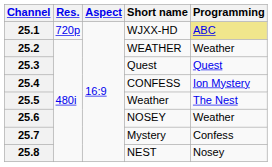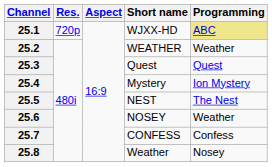(154, 83) CONFESS -> (146, 83) Mystery
(148, 100) Weather -> (142, 100) NEST
(146, 135) Mystery -> (154, 135) CONFESS
(142, 153) NEST -> (148, 153) Weather
